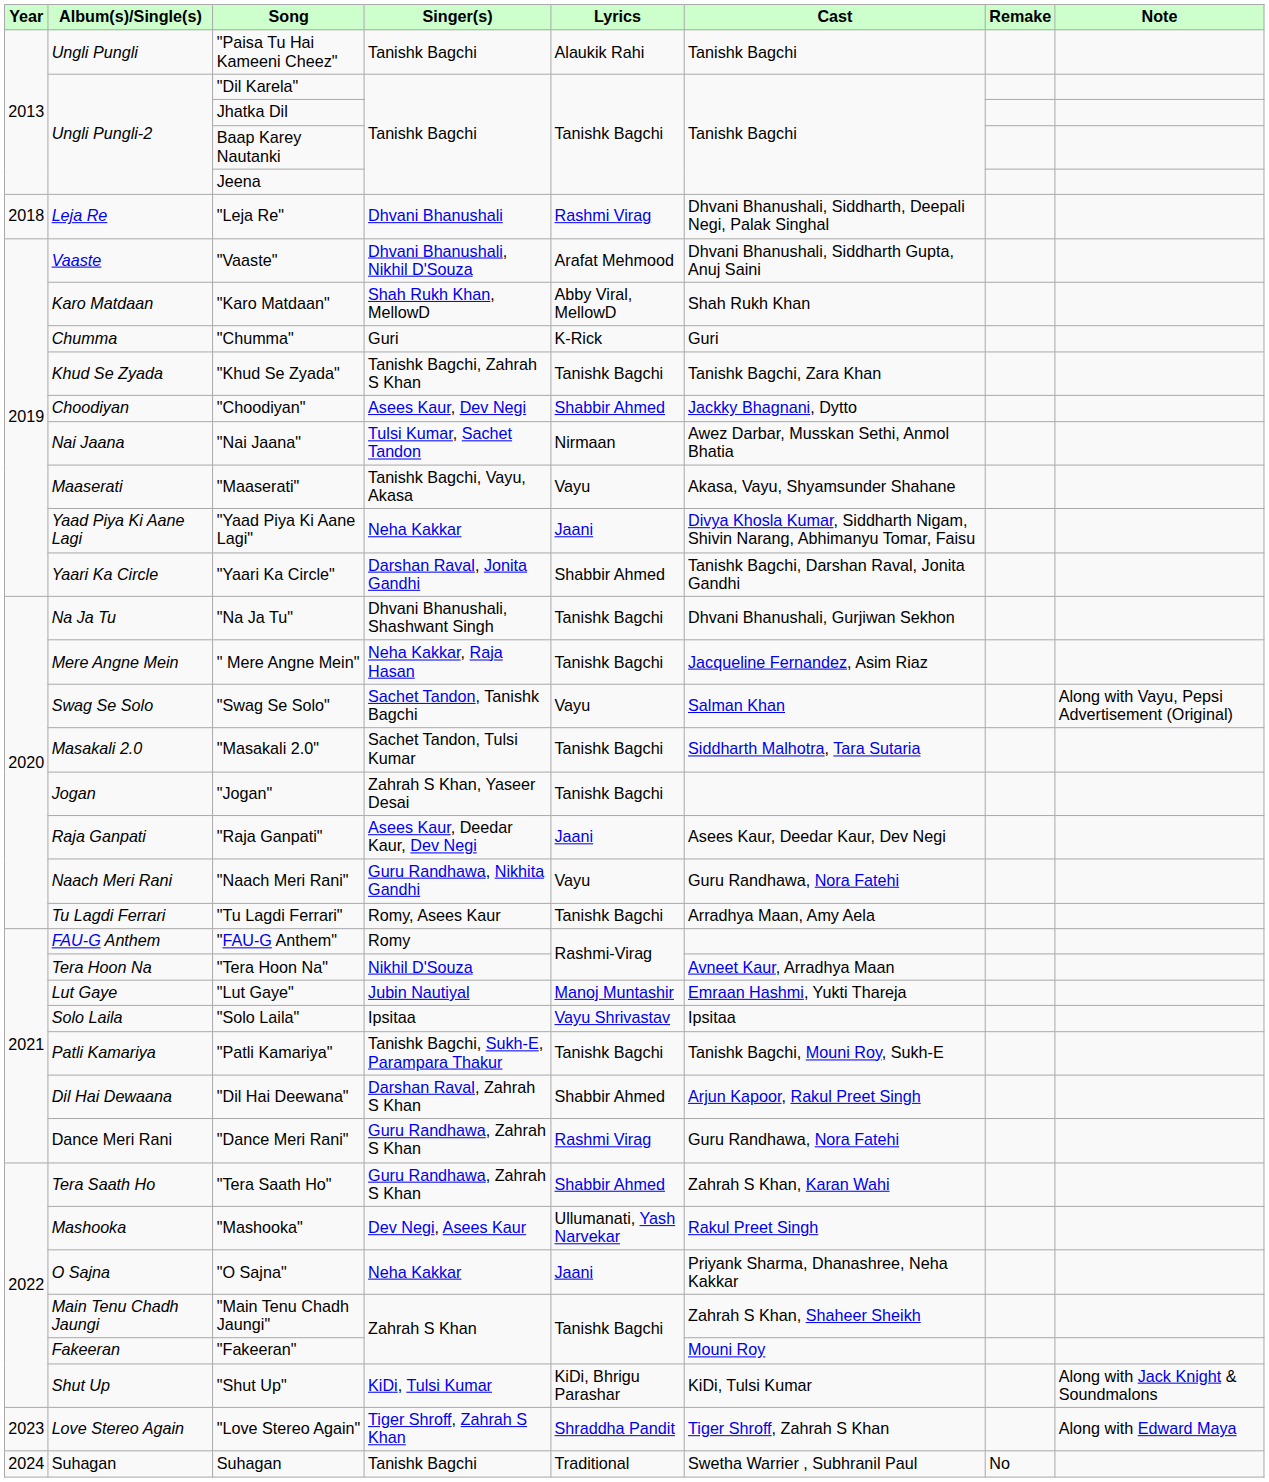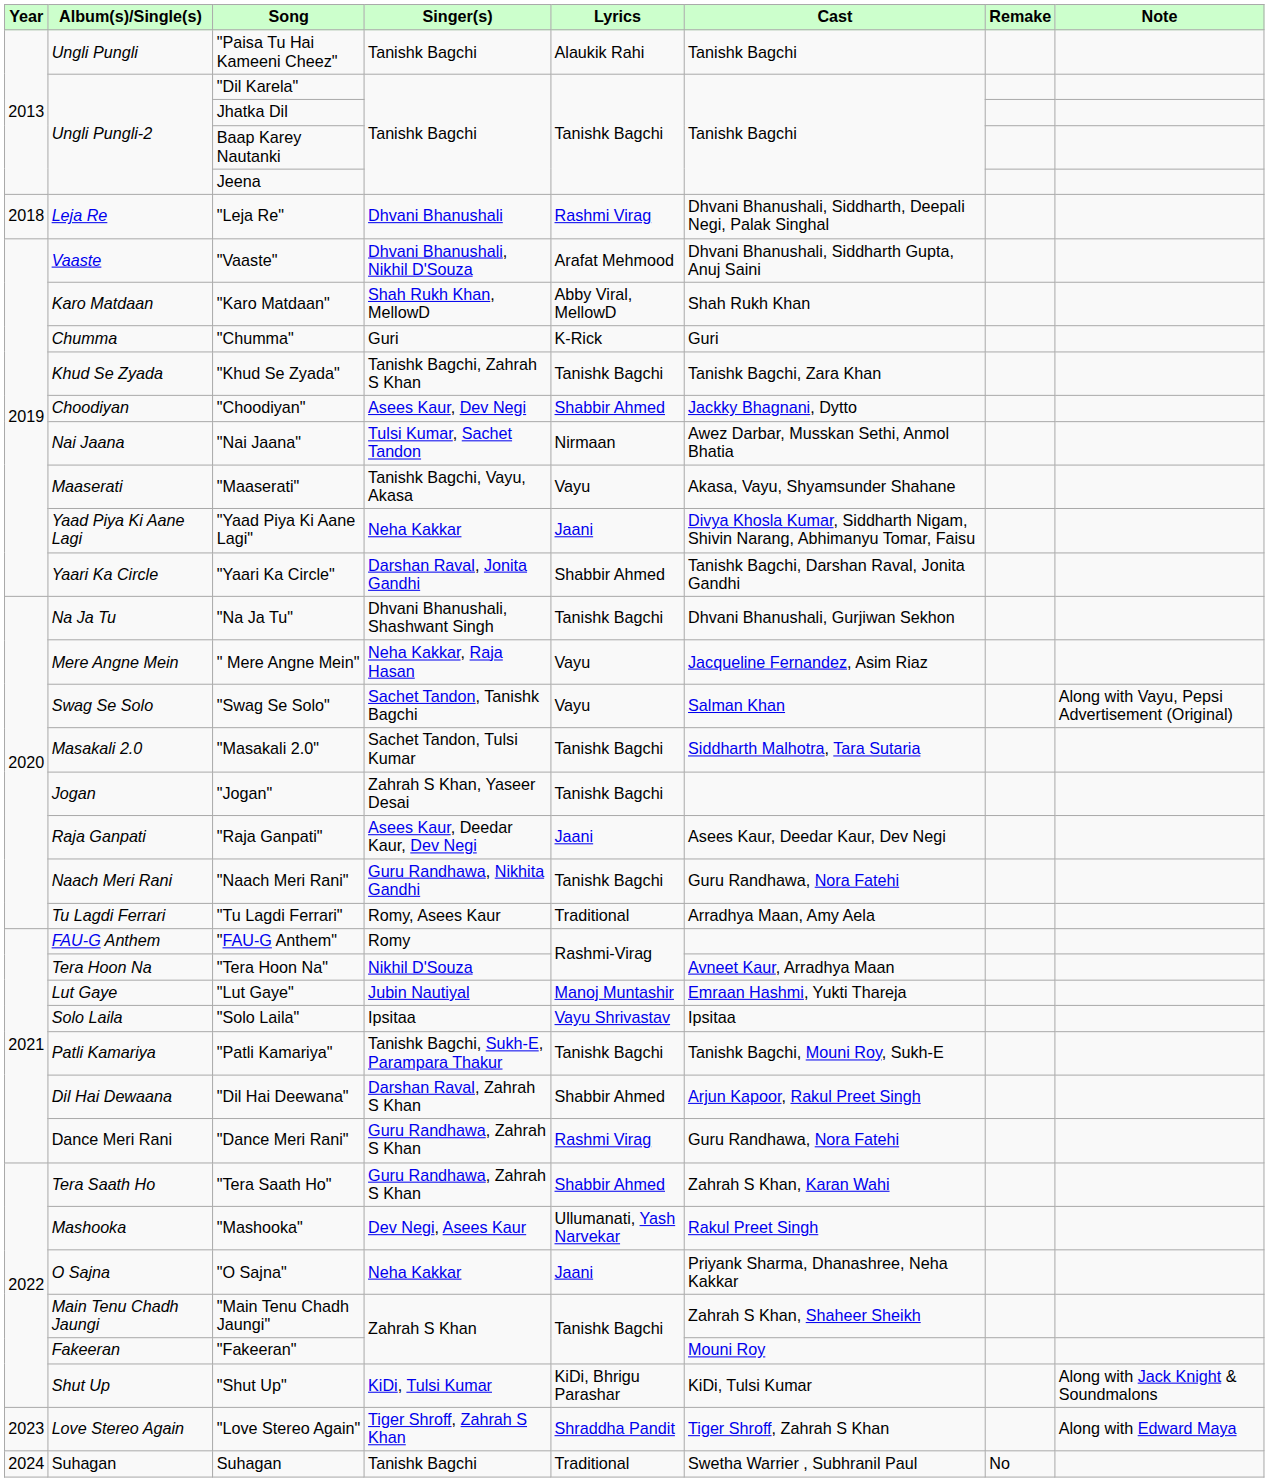(609, 662) Tanishk Bagchi -> (572, 662) Vayu
(572, 881) Vayu -> (609, 881) Tanishk Bagchi
(609, 915) Tanishk Bagchi -> (592, 915) Traditional
